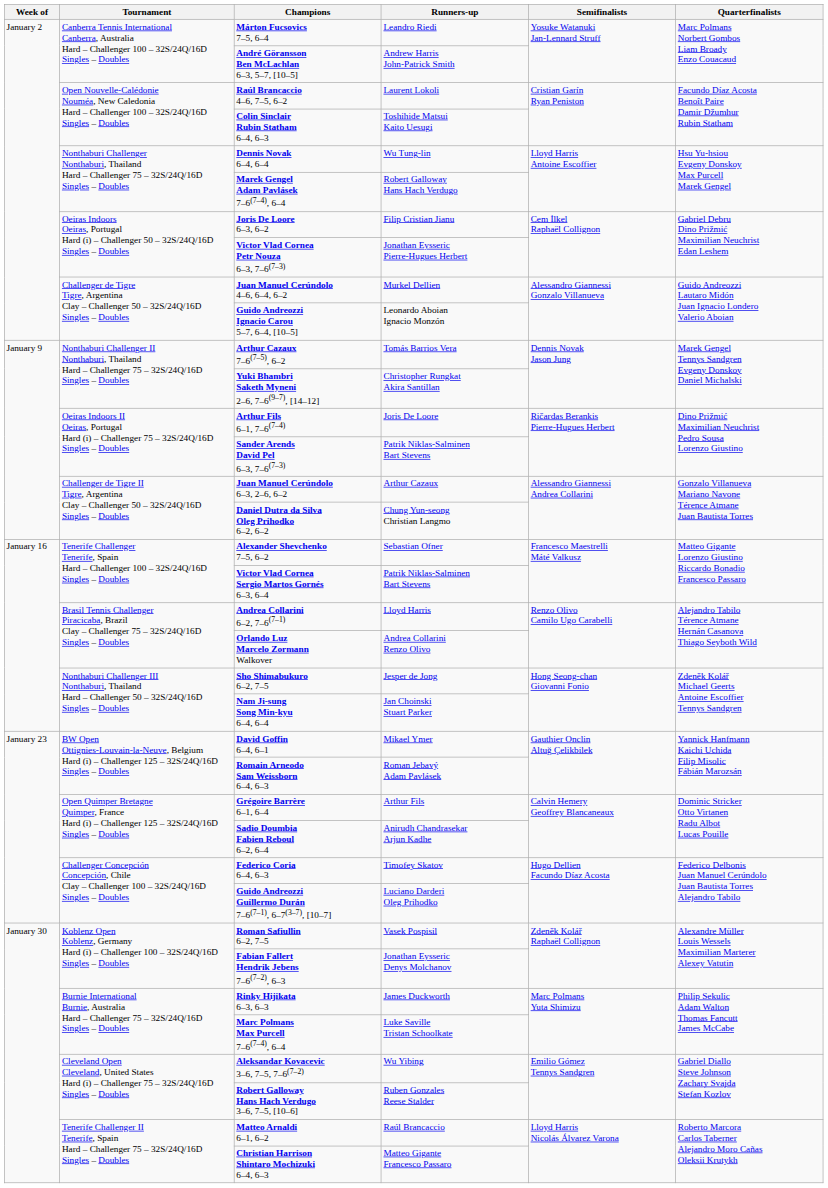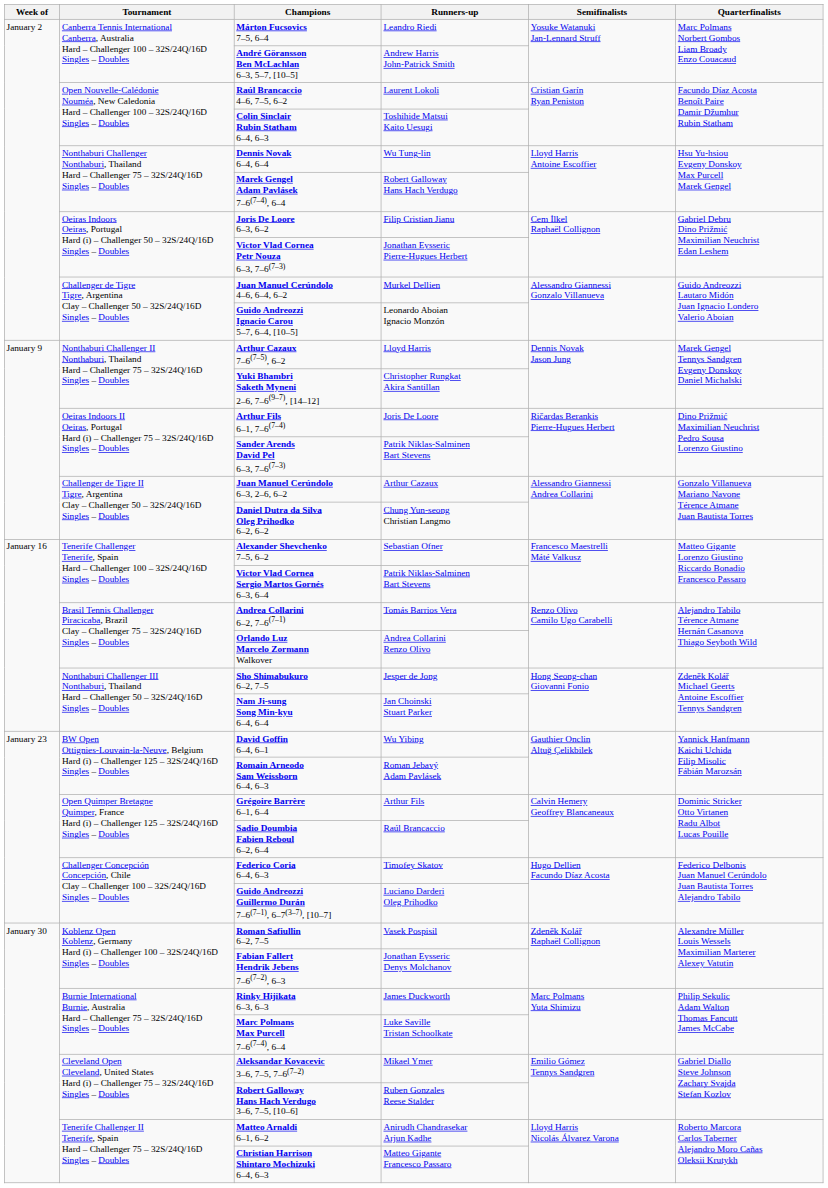(420, 347) Tomás Barrios Vera -> (407, 347) Lloyd Harris
(407, 609) Lloyd Harris -> (420, 609) Tomás Barrios Vera
(408, 738) Mikael Ymer -> (404, 738) Wu Yibing
(425, 833) Anirudh Chandrasekar Arjun Kadhe -> (414, 827) Raúl Brancaccio
(404, 1061) Wu Yibing -> (408, 1061) Mikael Ymer
(414, 1127) Raúl Brancaccio -> (425, 1132) Anirudh Chandrasekar Arjun Kadhe
